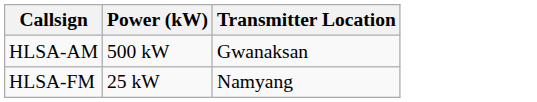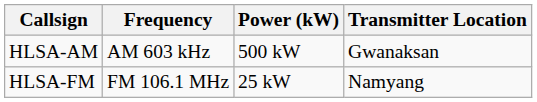+ column: (168, 19)
